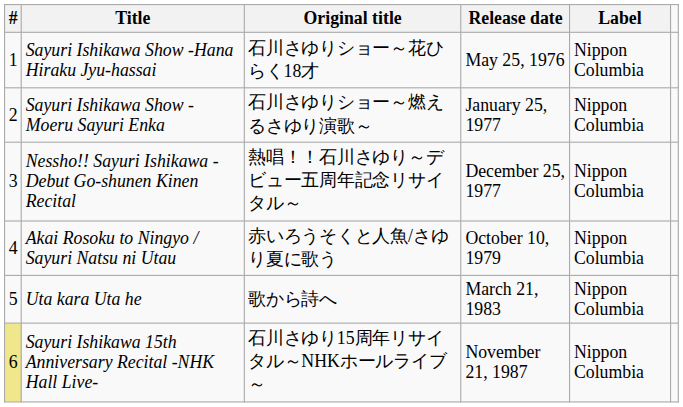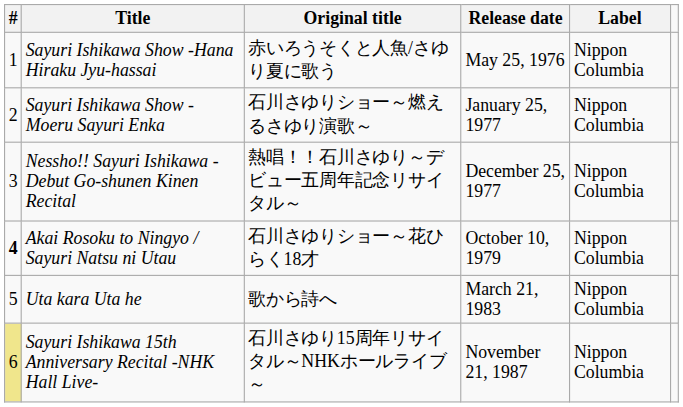(346, 59) 石川さゆりショー～花ひらく18才 -> (348, 59) 赤いろうそくと人魚/さゆり夏に歌う
(13, 247) normal -> (13, 247) bold
(348, 247) 赤いろうそくと人魚/さゆり夏に歌う -> (346, 247) 石川さゆりショー～花ひらく18才
